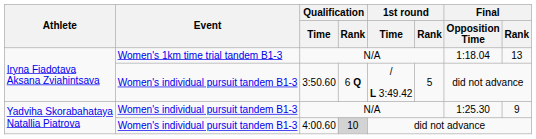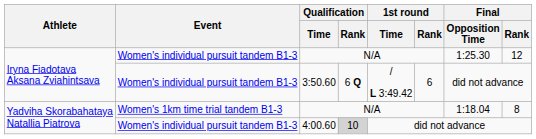(200, 56) Women's 1km time trial tandem B1-3 -> (208, 56) Women's individual pursuit tandem B1-3
(473, 56) 1:18.04 -> (473, 56) 1:25.30
(517, 56) 13 -> (517, 56) 12
(430, 83) 5 -> (430, 83) 6
(208, 110) Women's individual pursuit tandem B1-3 -> (200, 110) Women's 1km time trial tandem B1-3
(473, 110) 1:25.30 -> (473, 110) 1:18.04
(517, 110) 9 -> (517, 110) 8
